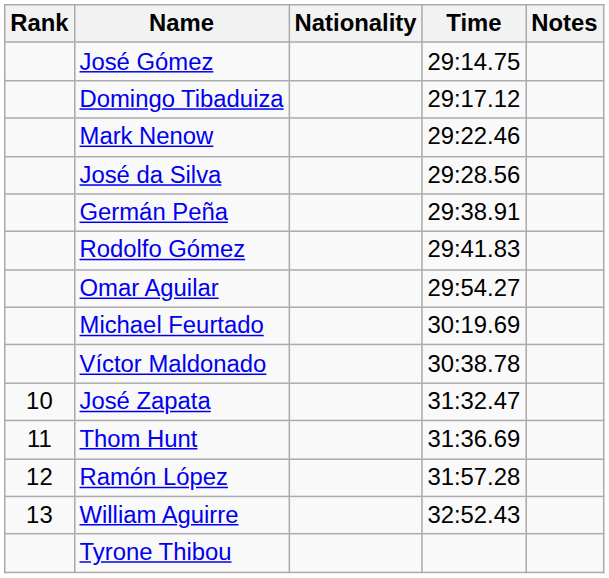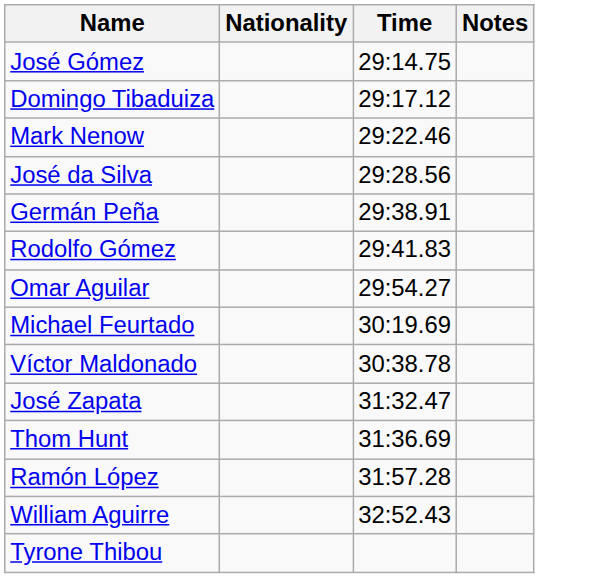- column: (39, 23)
